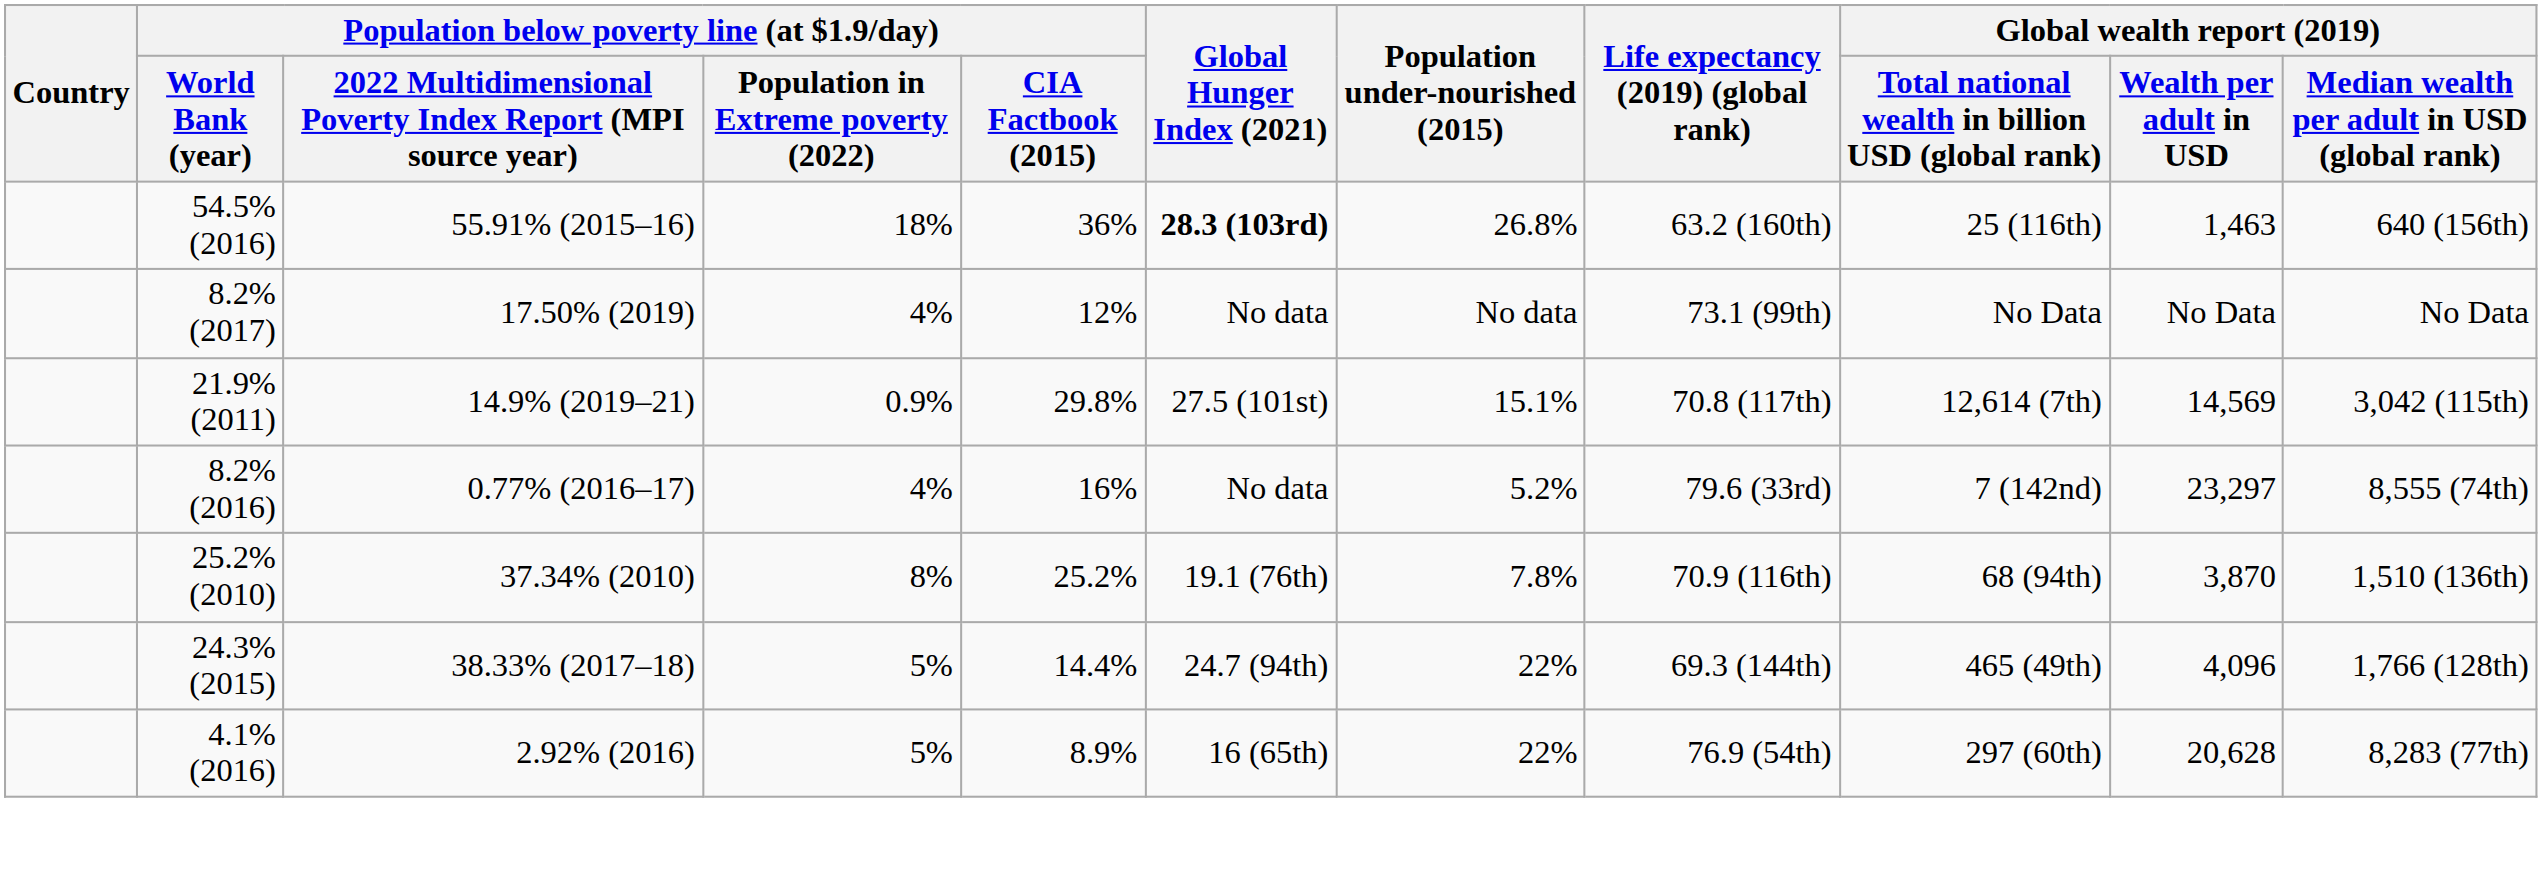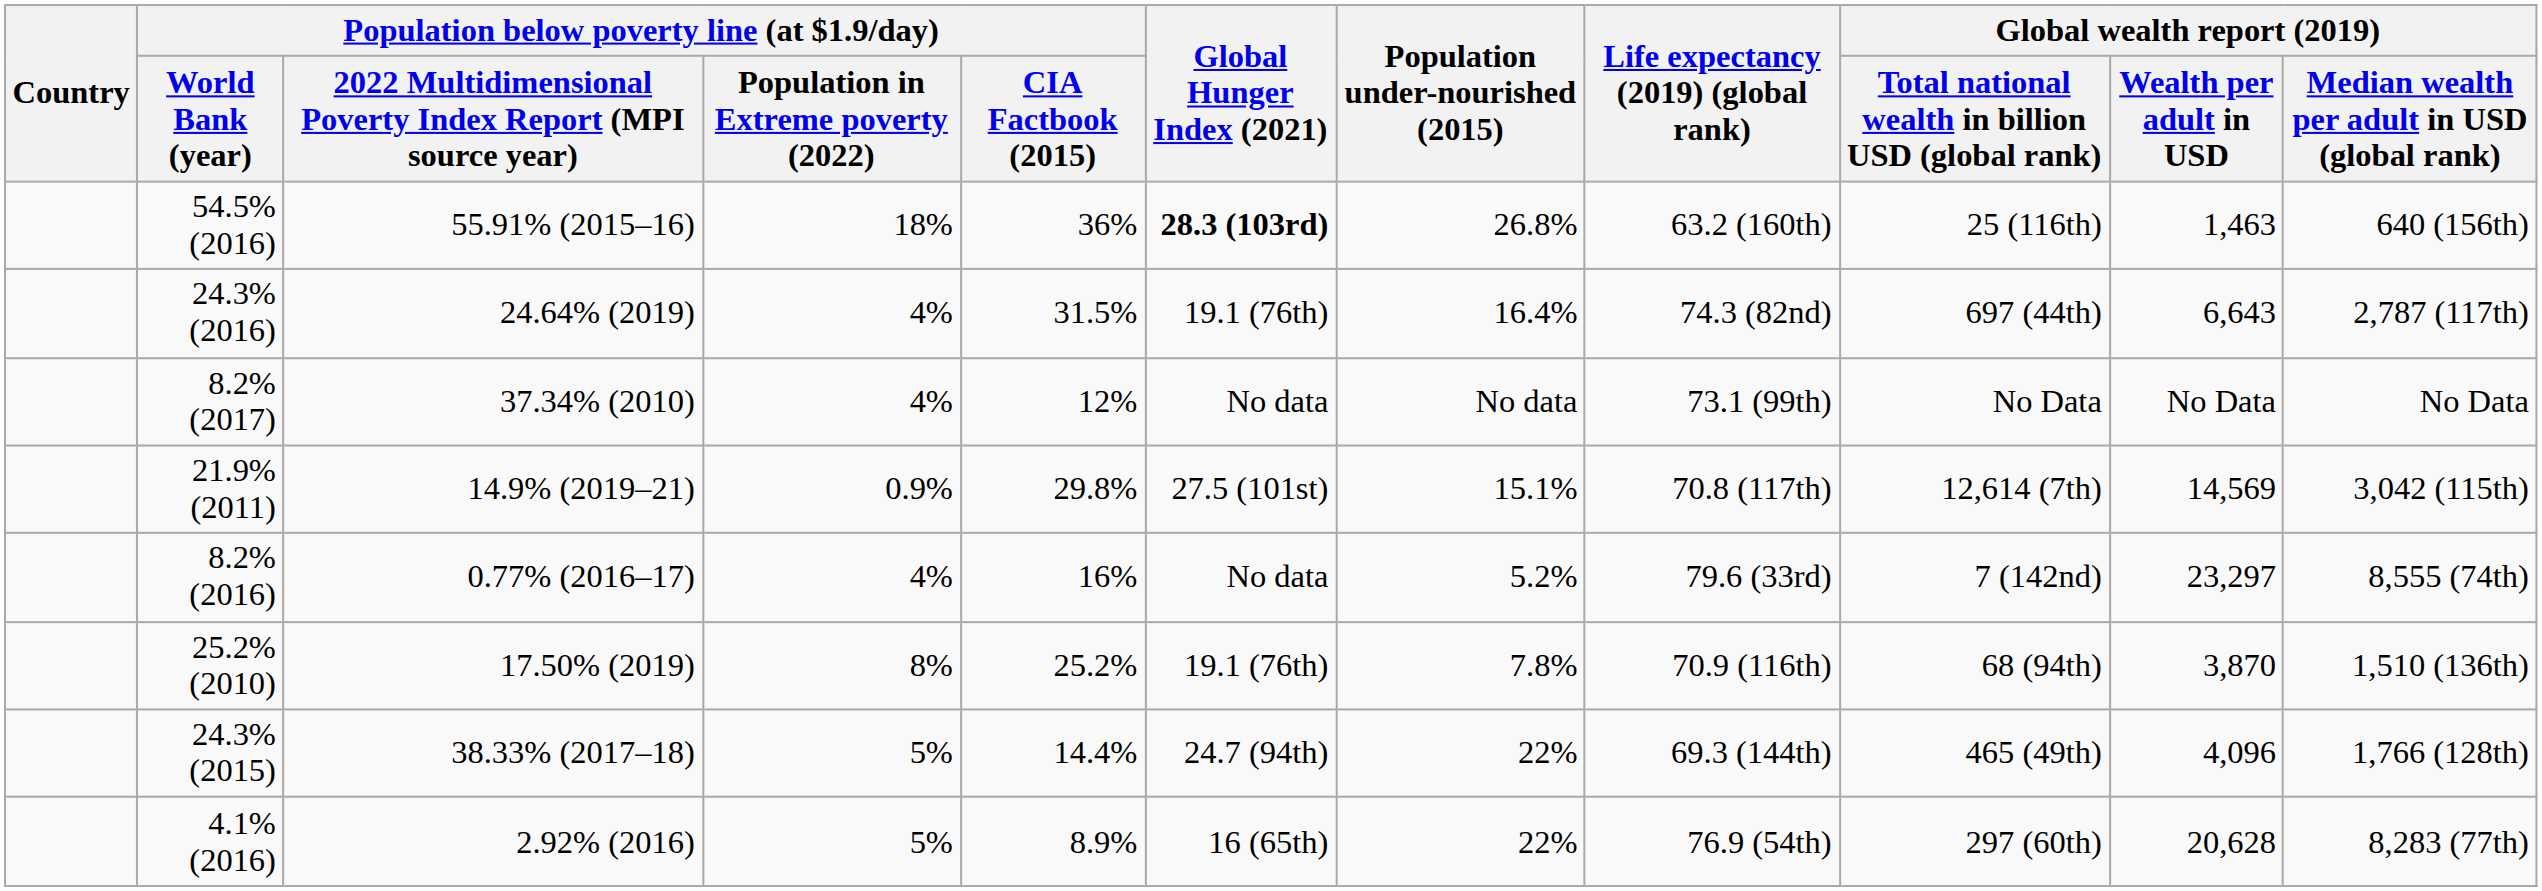+ row: (233, 312)
(597, 312) 17.50% (2019) -> (597, 400) 37.34% (2010)
(597, 576) 37.34% (2010) -> (597, 664) 17.50% (2019)
